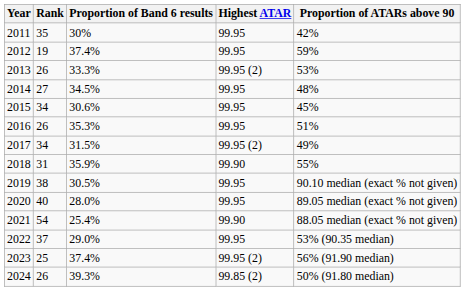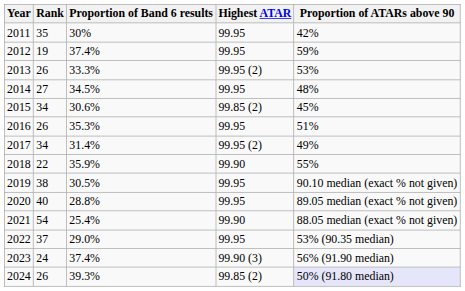(232, 107) 99.95 -> (240, 107) 99.85 (2)
(85, 145) 31.5% -> (85, 145) 31.4%
(42, 164) 31 -> (42, 164) 22
(85, 201) 28.0% -> (85, 201) 28.8%
(42, 257) 25 -> (42, 257) 24
(240, 257) 99.95 (2) -> (240, 257) 99.90 (3)
(345, 276) no background -> (345, 276) lavender background
